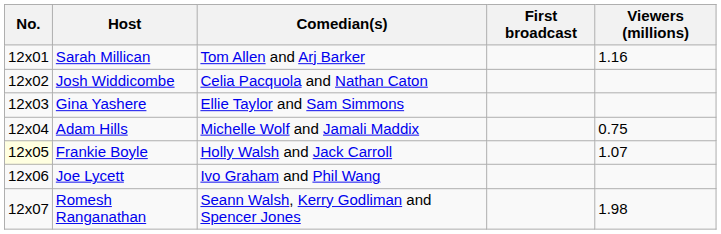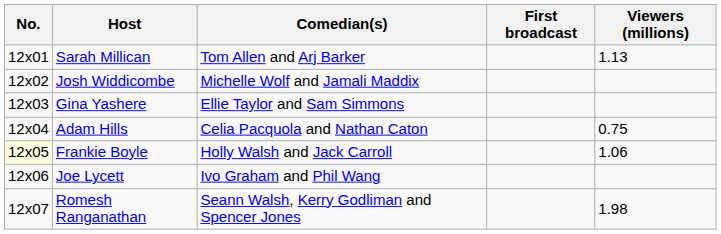(613, 57) 1.16 -> (613, 57) 1.13
(314, 81) Celia Pacquola and Nathan Caton -> (310, 81) Michelle Wolf and Jamali Maddix
(310, 128) Michelle Wolf and Jamali Maddix -> (314, 128) Celia Pacquola and Nathan Caton
(613, 152) 1.07 -> (613, 152) 1.06
